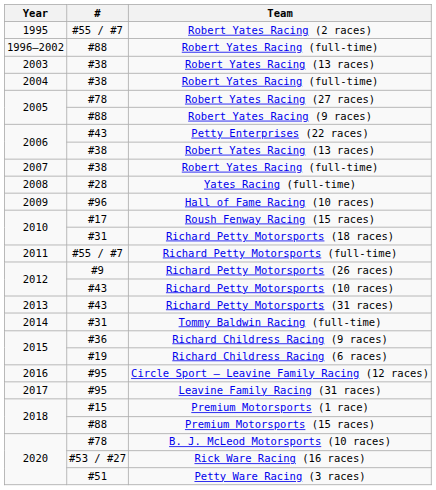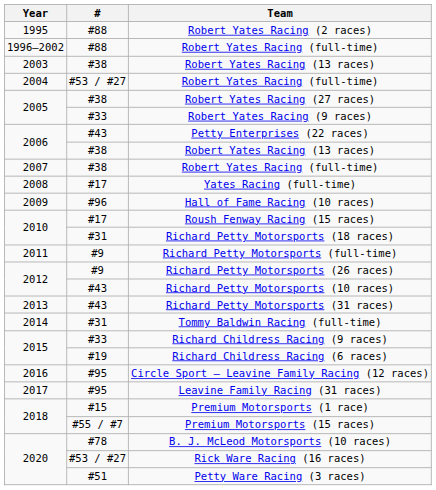(98, 30) #55 / #7 -> (98, 30) #88
(98, 82) #38 -> (98, 82) #53 / #27
(98, 99) #78 -> (98, 99) #38
(98, 116) #88 -> (98, 116) #33
(98, 185) #28 -> (98, 185) #17
(98, 253) #55 / #7 -> (98, 253) #9
(98, 339) #36 -> (98, 339) #33
(98, 425) #88 -> (98, 425) #55 / #7
